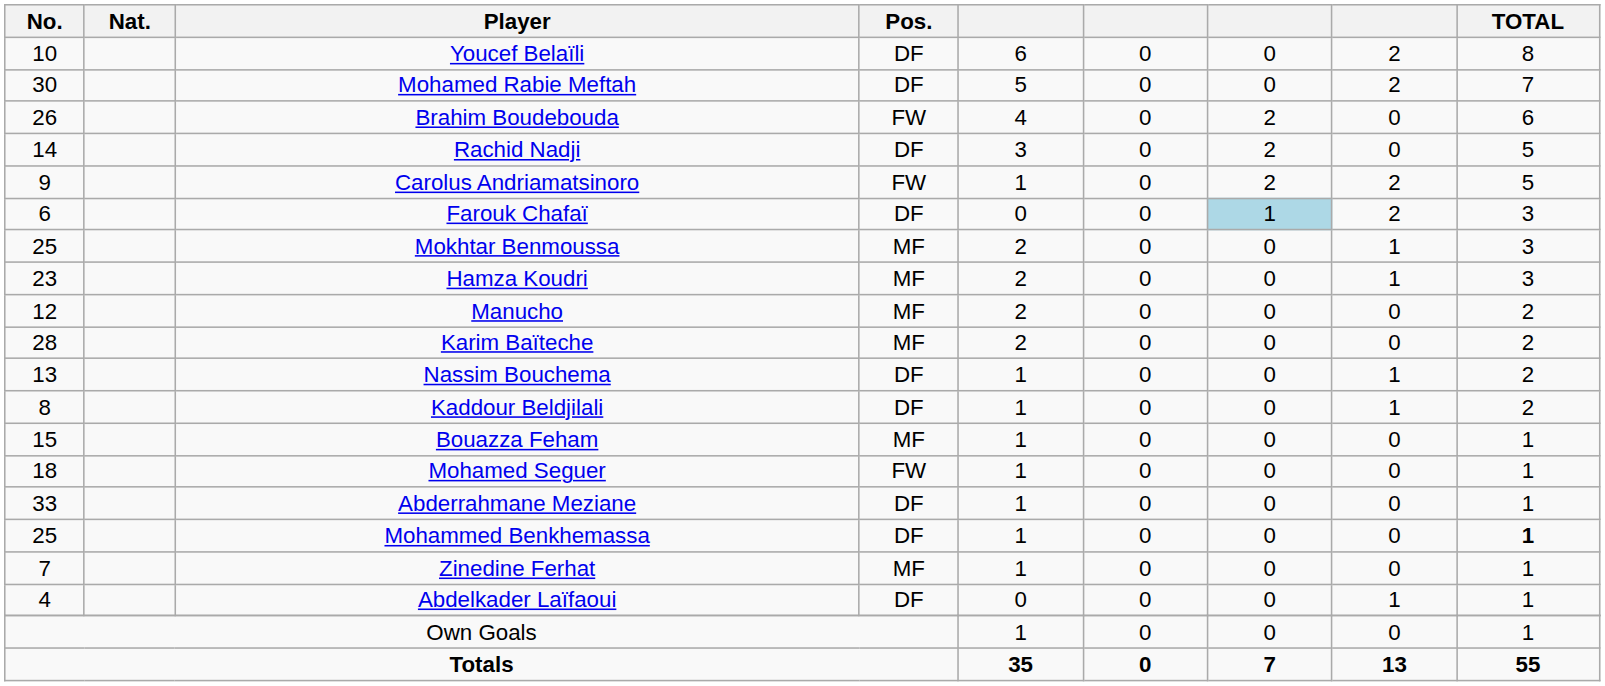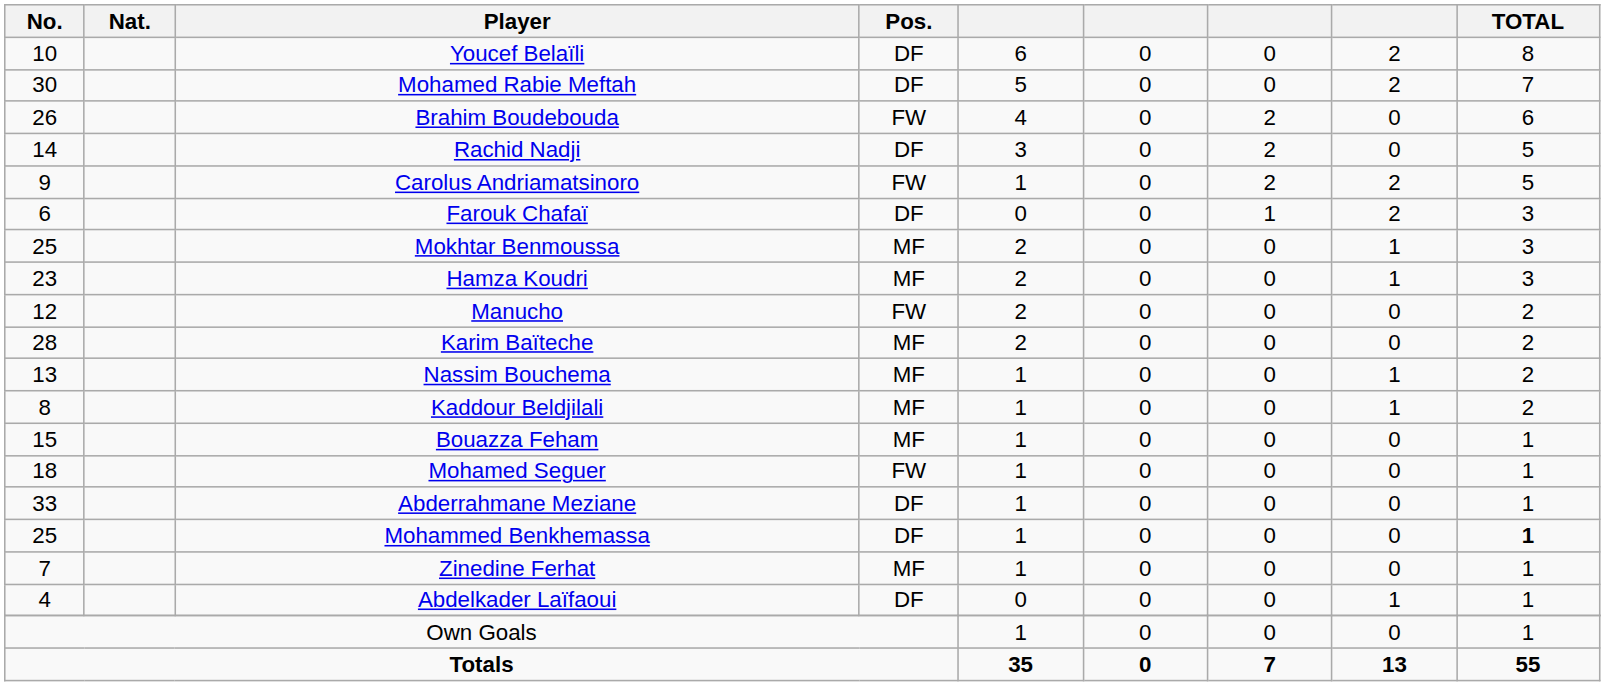(1270, 214) lightblue background -> (1270, 214) no background
(909, 311) MF -> (909, 311) FW
(909, 375) DF -> (909, 375) MF
(909, 407) DF -> (909, 407) MF
